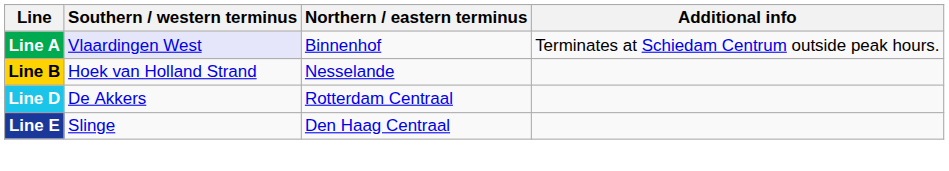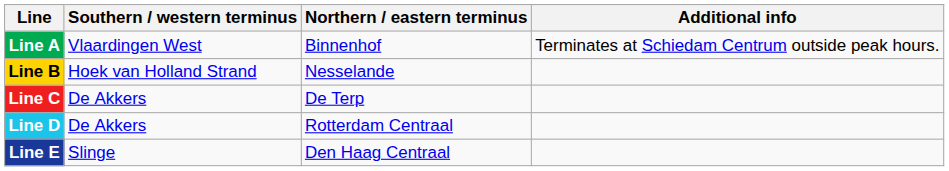(135, 44) lavender background -> (135, 44) no background
+ row: (34, 98)
